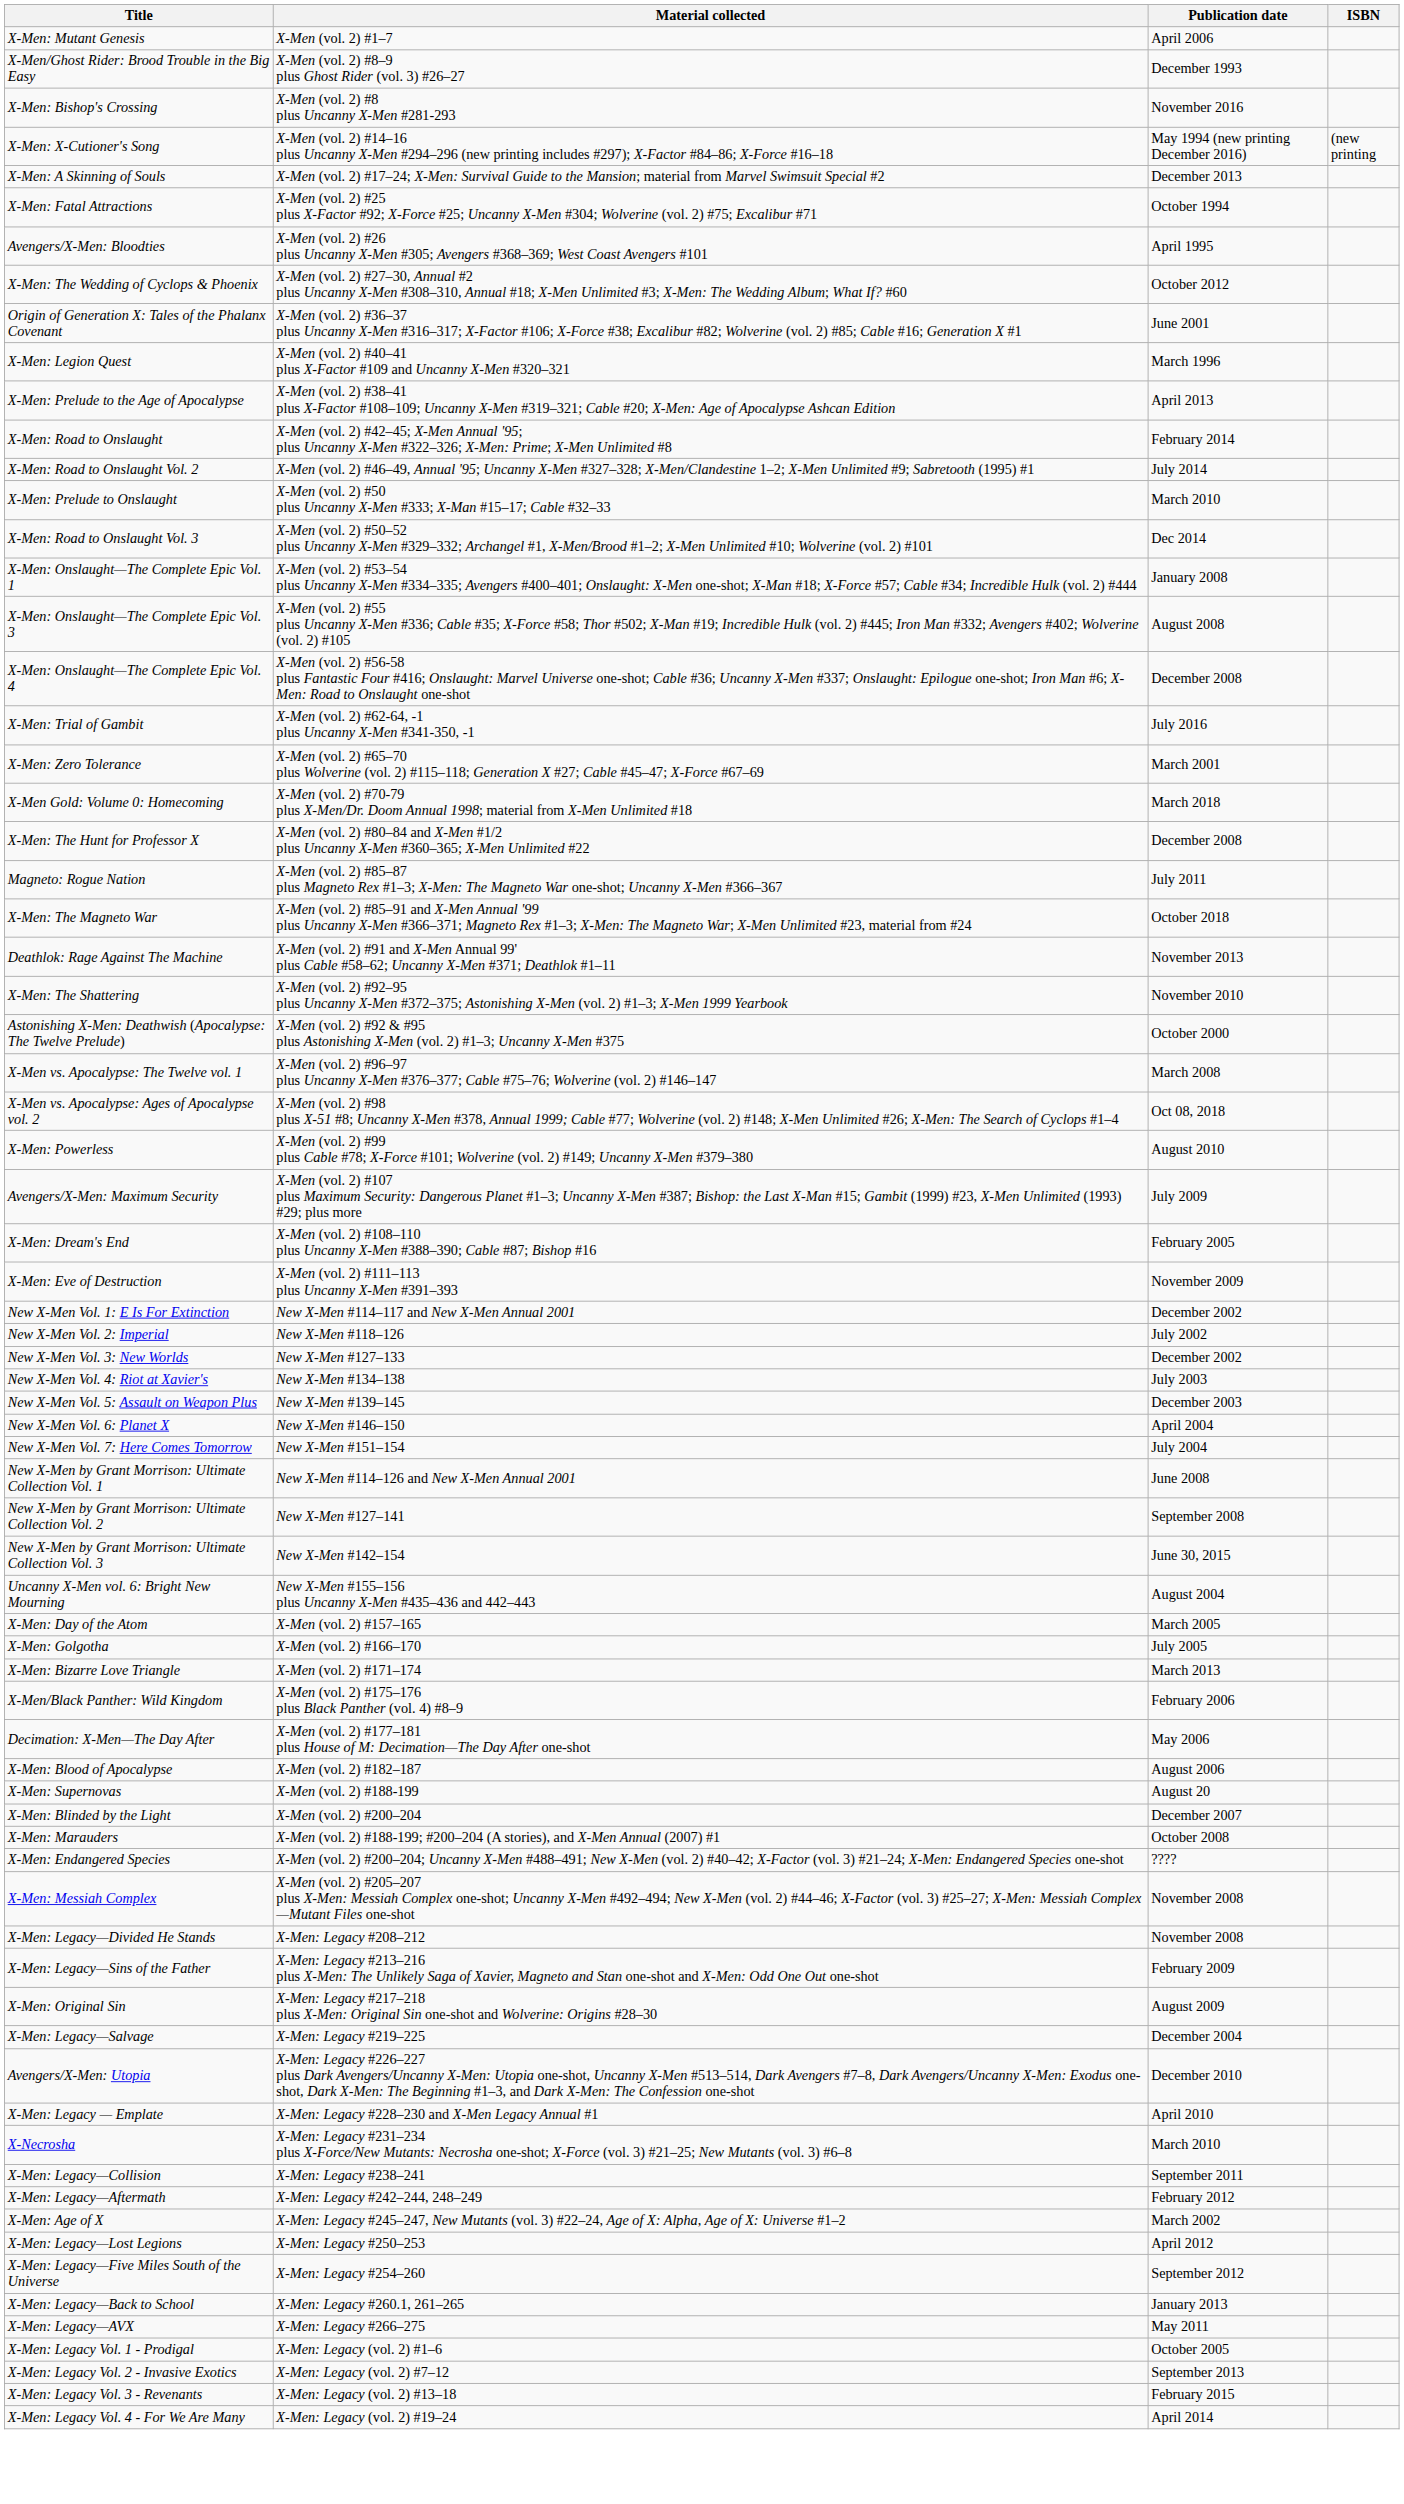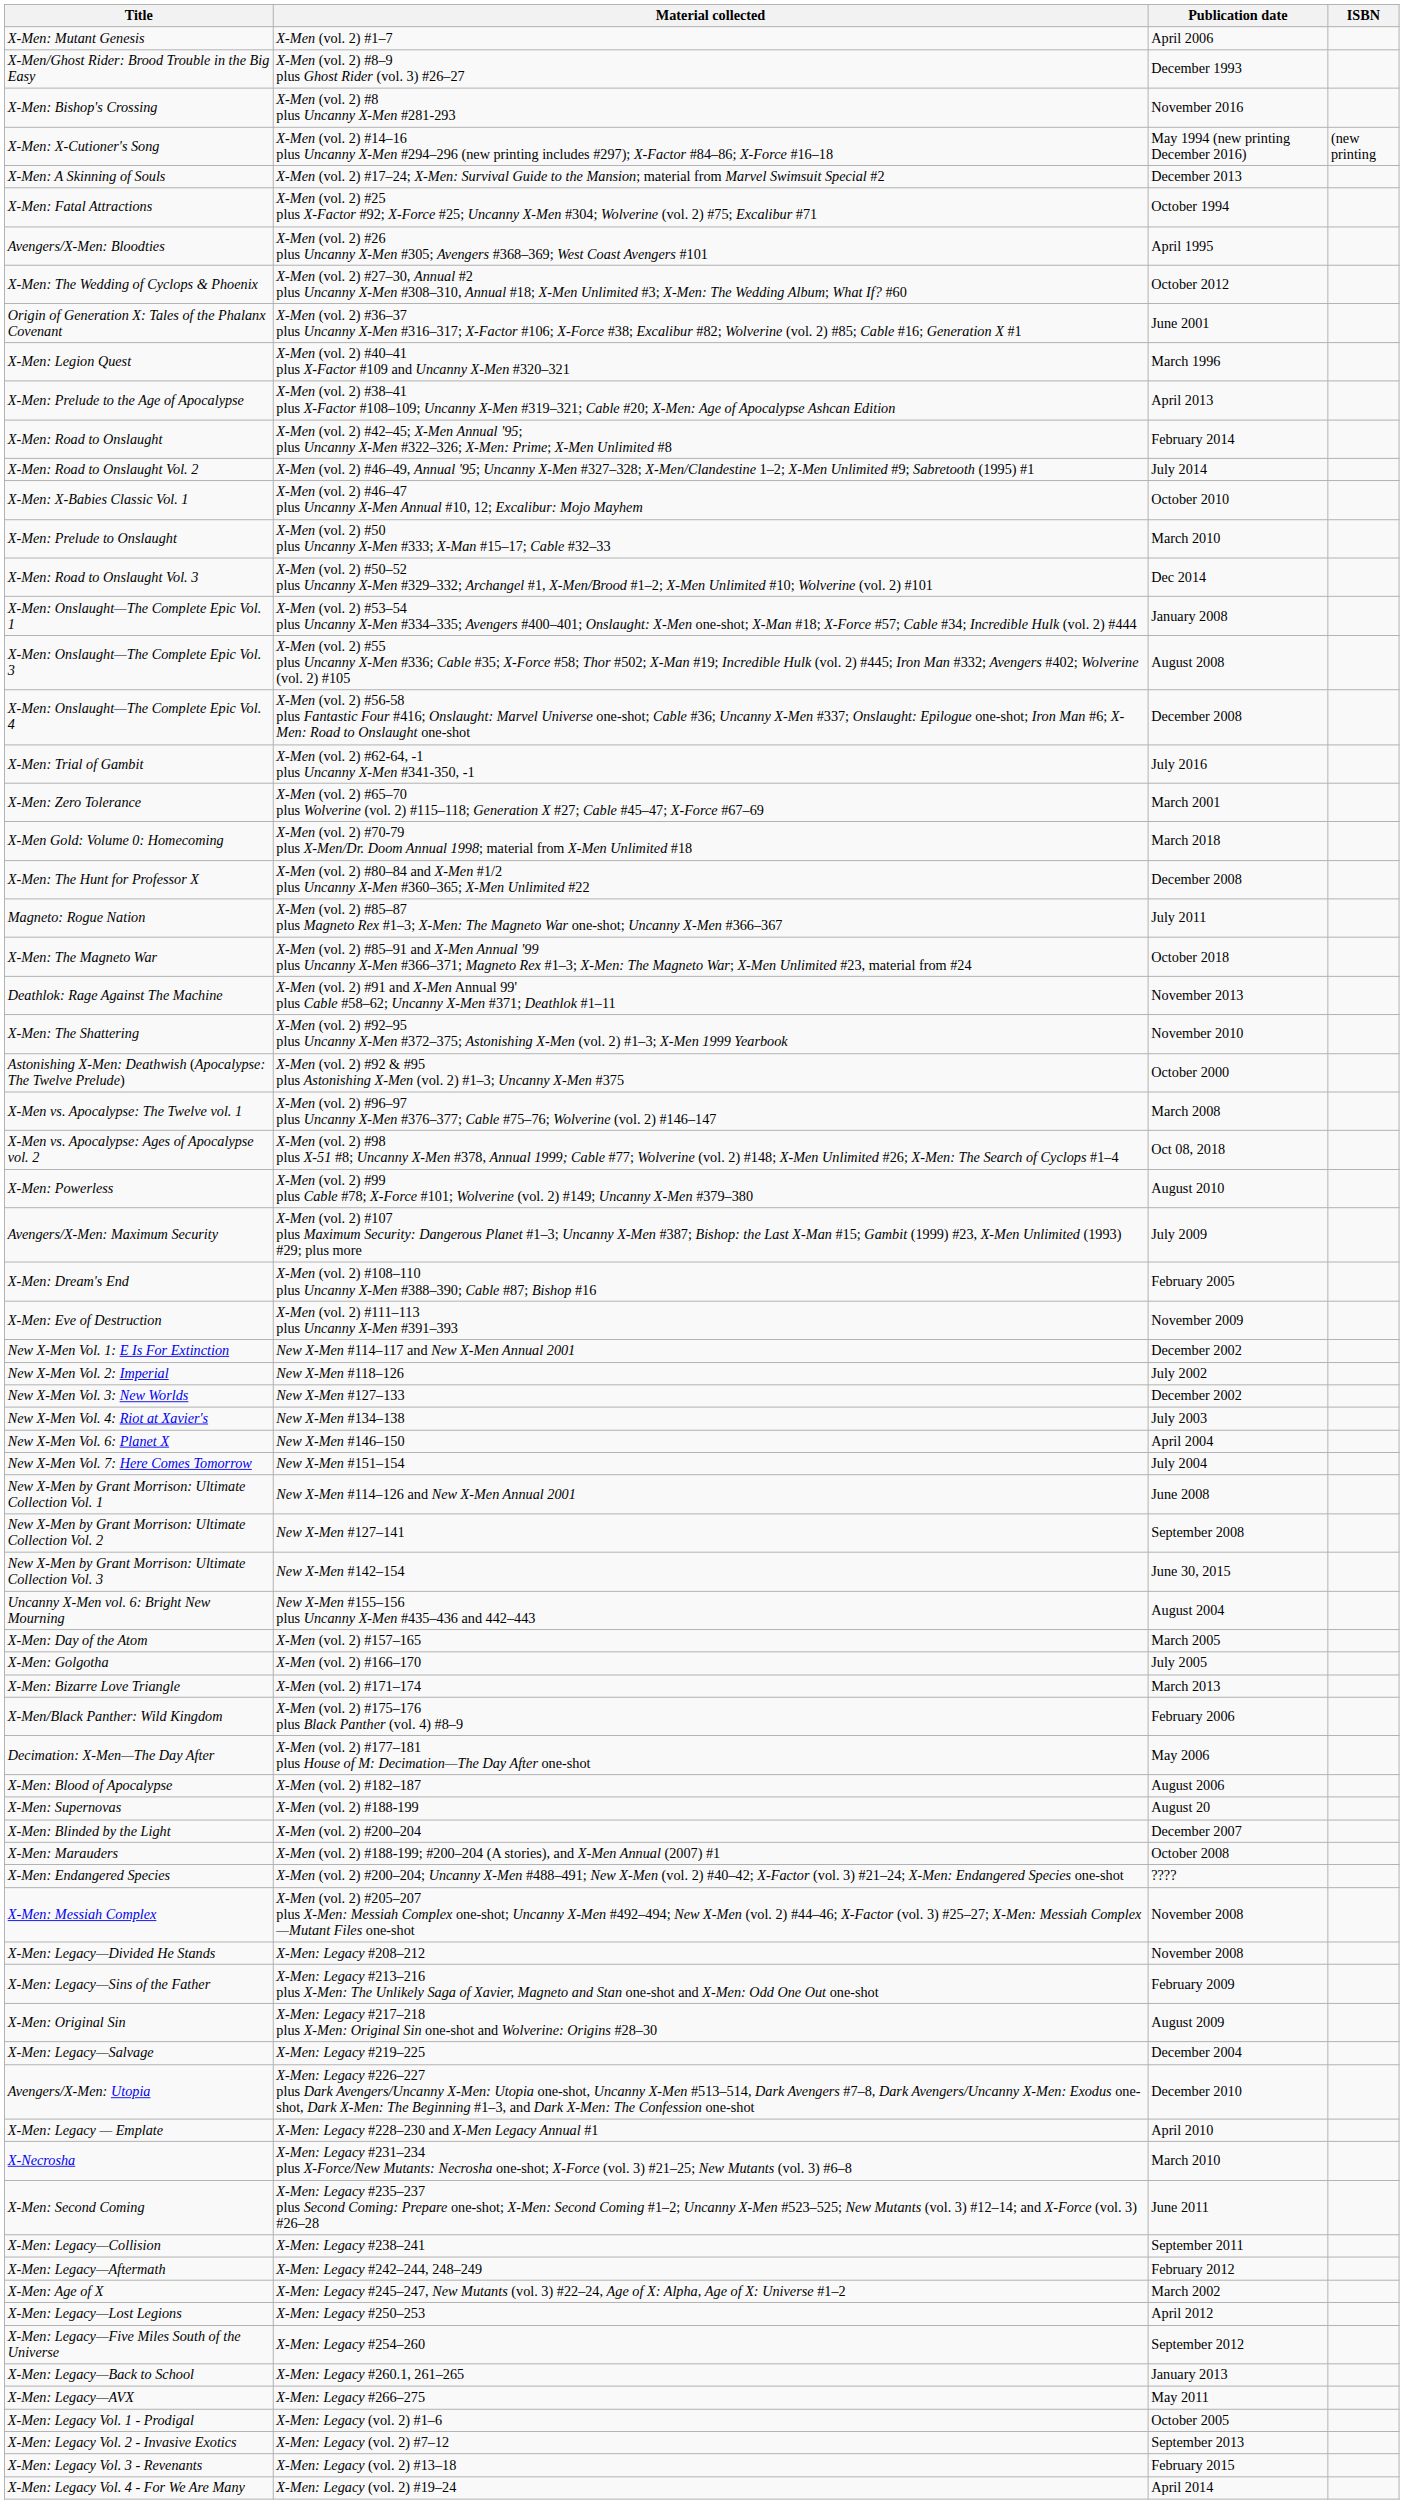+ row: (98, 500)
- row: (132, 1402)
+ row: (76, 2207)
